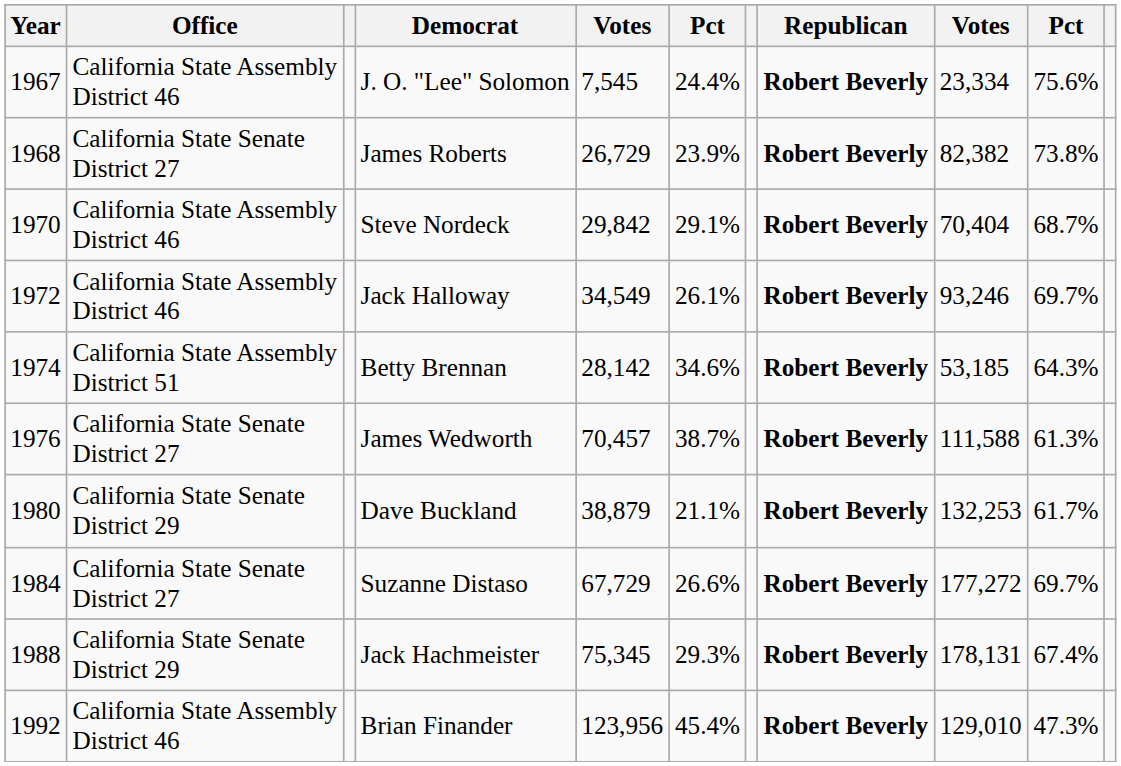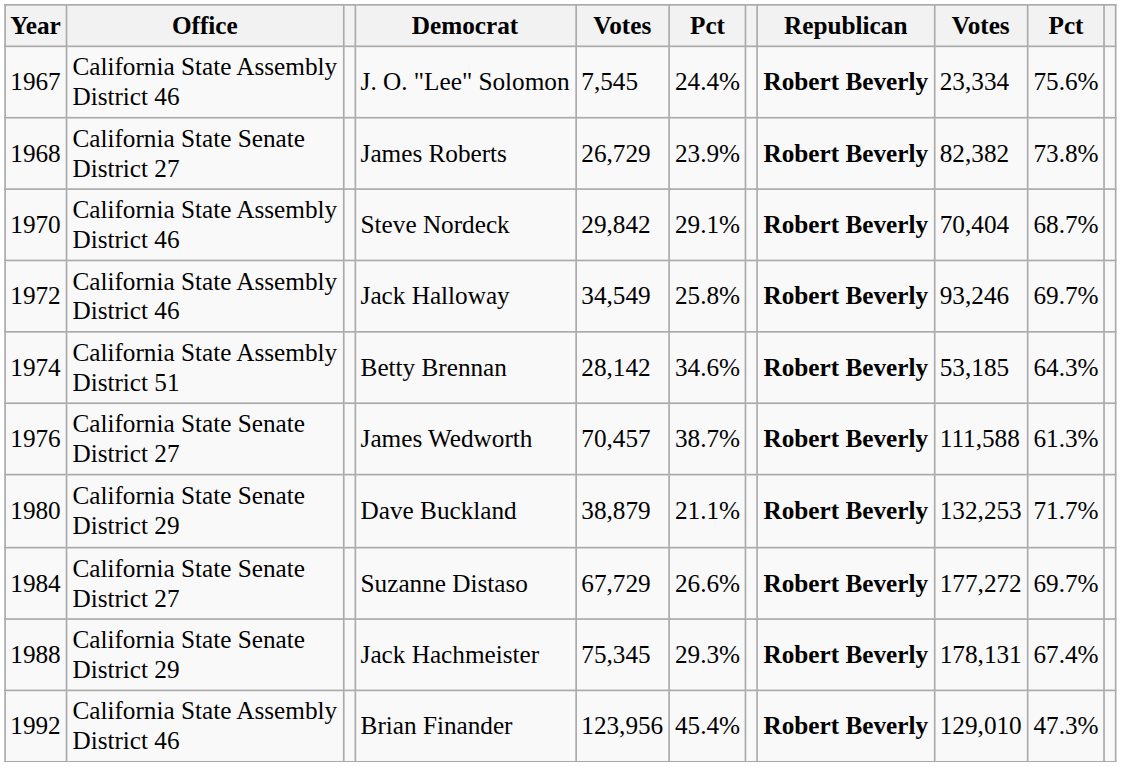(708, 296) 26.1% -> (708, 296) 25.8%
(1066, 510) 61.7% -> (1066, 510) 71.7%
